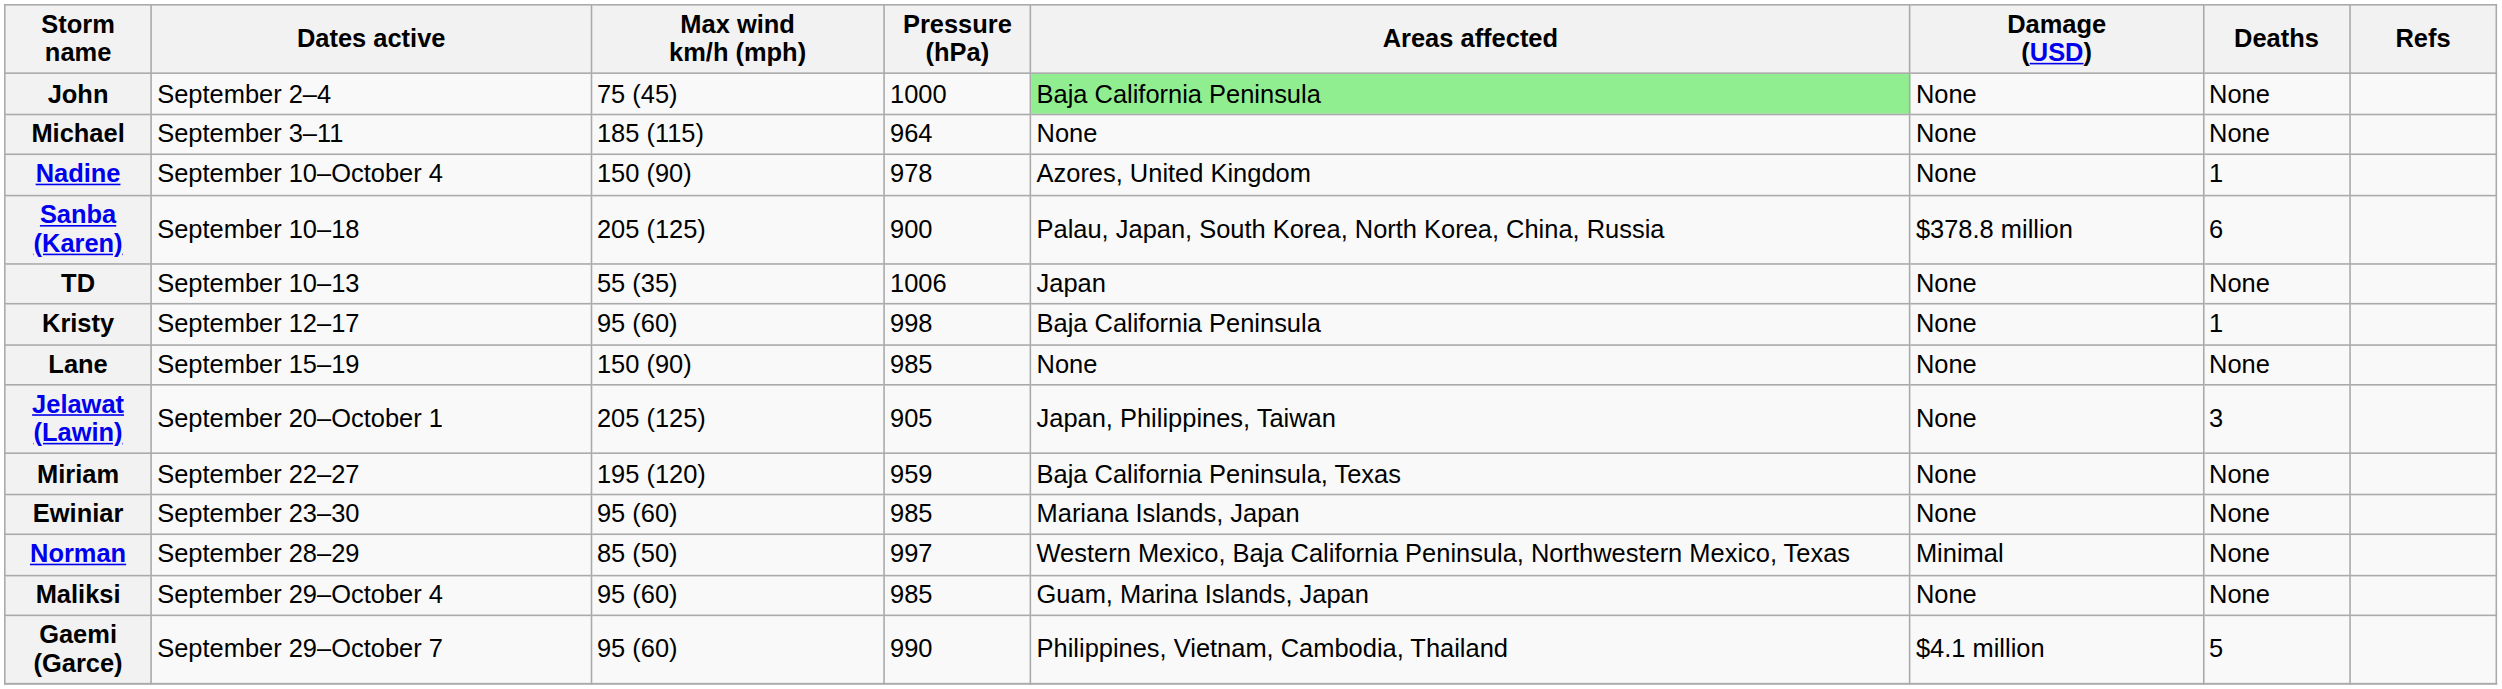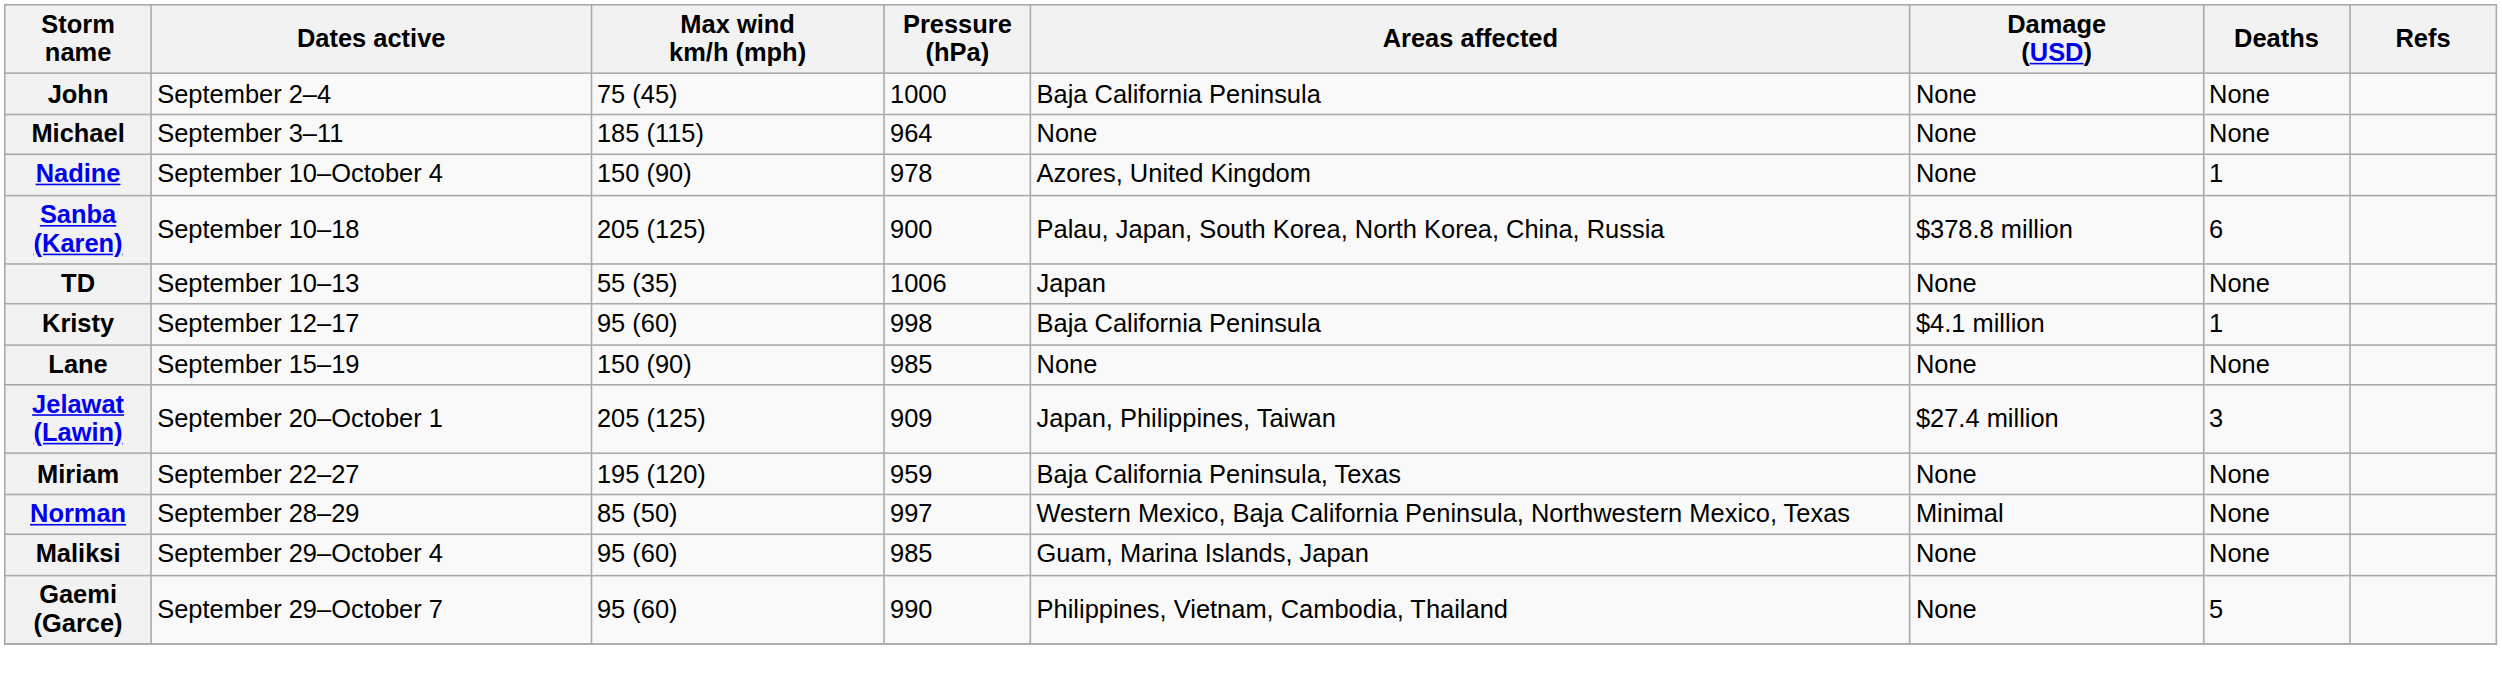(1179, 93) lightgreen background -> (1179, 93) no background
(1946, 323) None -> (1980, 323) $4.1 million
(911, 418) 905 -> (911, 418) 909
(1946, 418) None -> (1987, 418) $27.4 million
- row: (78, 513)
(1980, 649) $4.1 million -> (1946, 608) None
